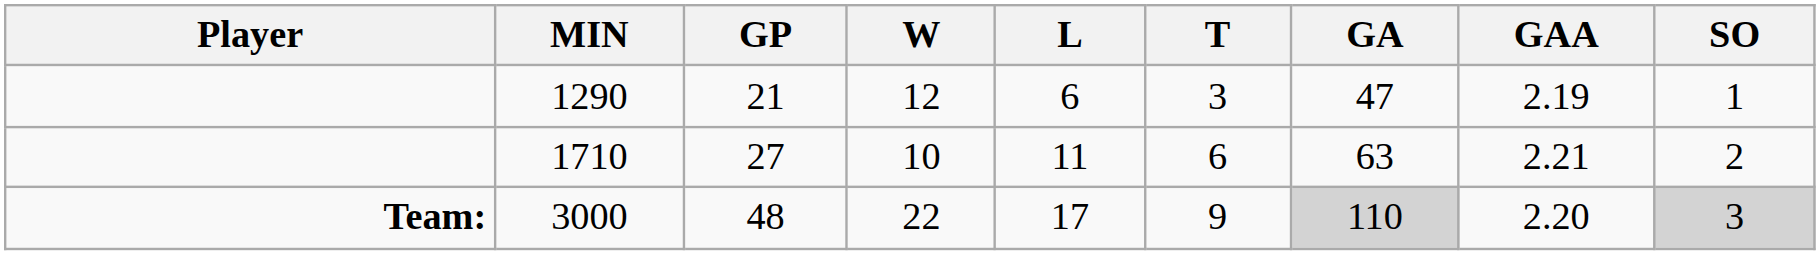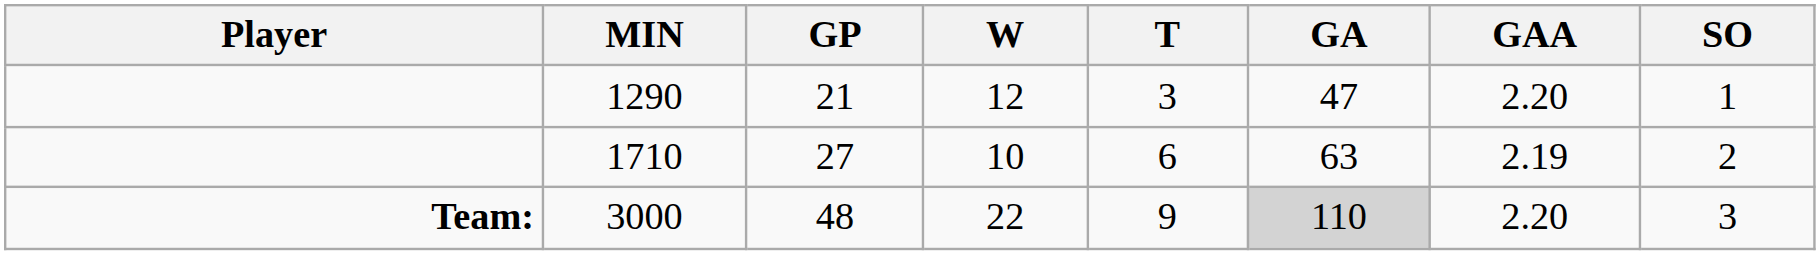- column: (1070, 34)
(1556, 95) 2.19 -> (1535, 95) 2.20
(1556, 156) 2.21 -> (1535, 156) 2.19
(1735, 216) lightgrey background -> (1727, 216) no background
